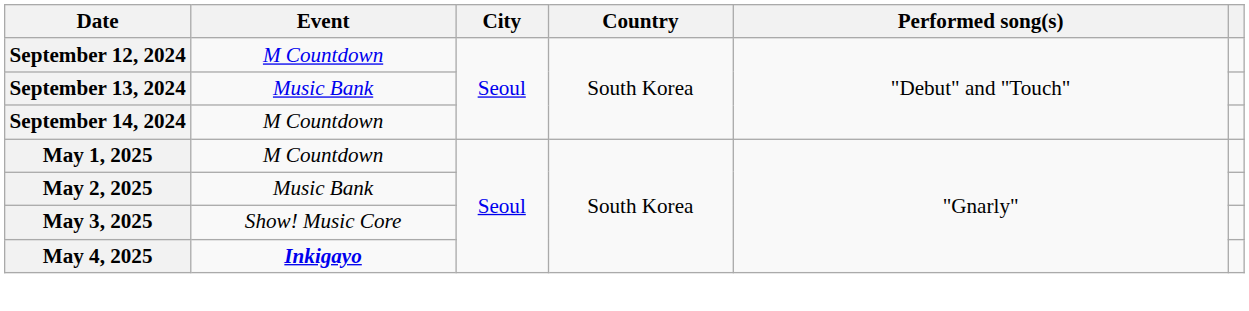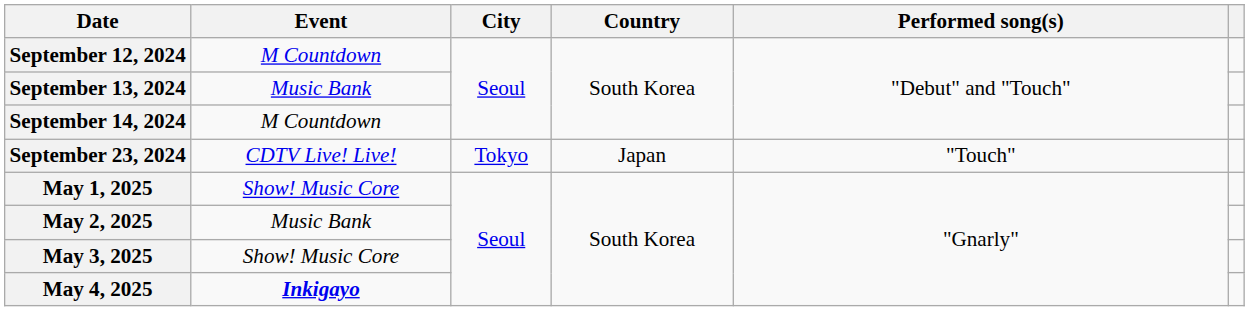+ row: (98, 155)
(323, 155) M Countdown -> (321, 188) Show! Music Core
